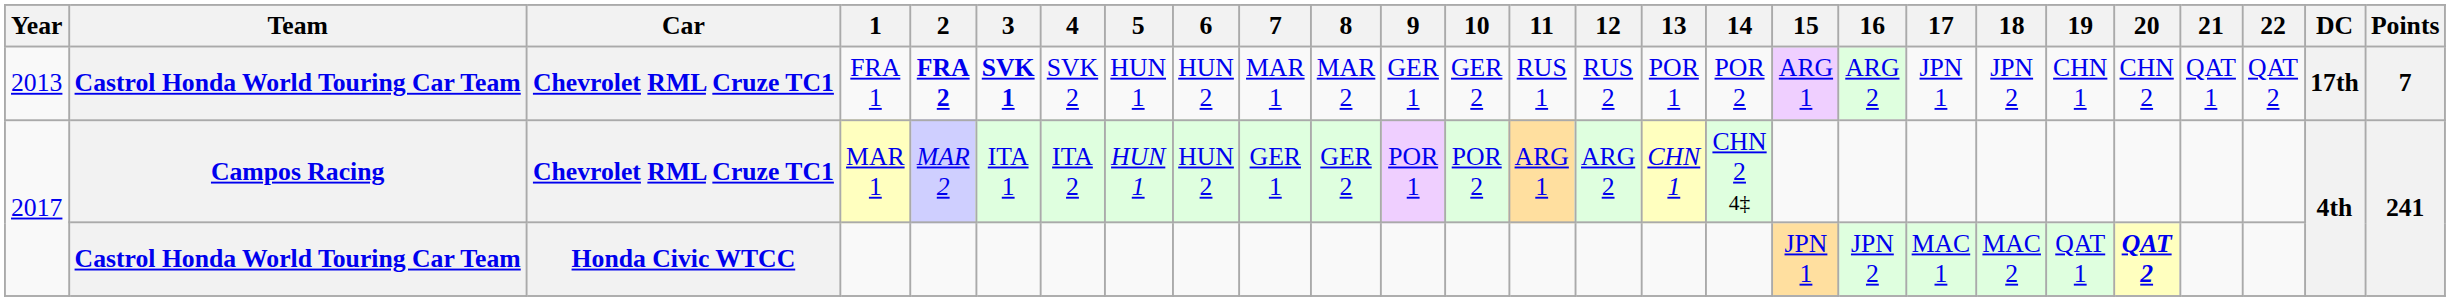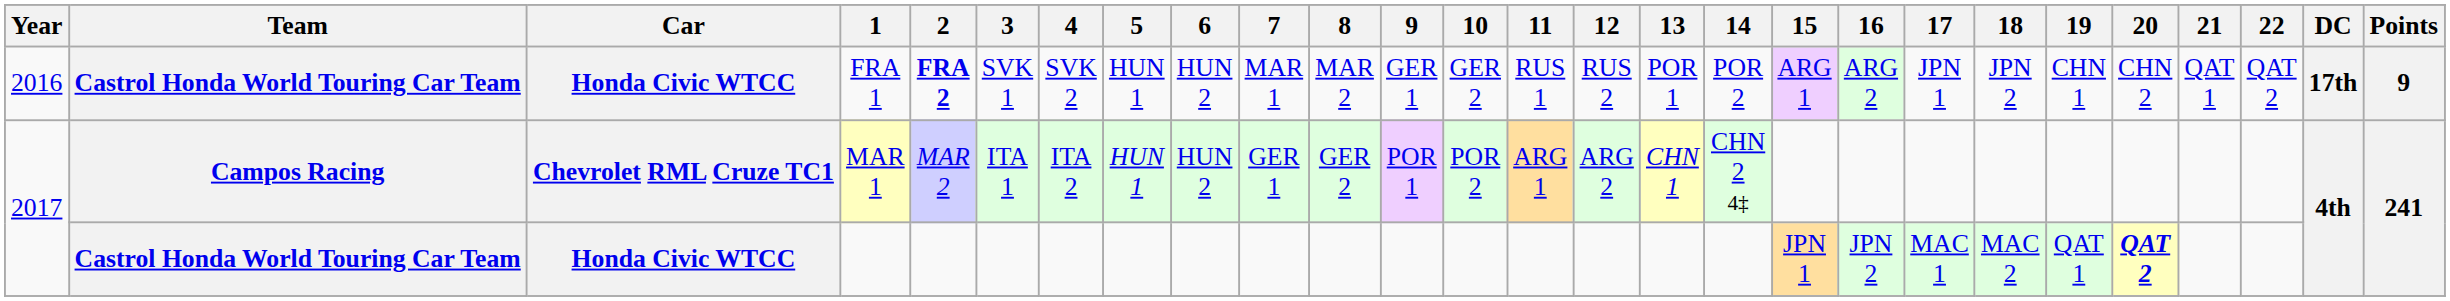(37, 82) 2013 -> (37, 82) 2016
(683, 82) Chevrolet RML Cruze TC1 -> (683, 82) Honda Civic WTCC
(1008, 82) bold -> (1007, 82) normal
(2405, 82) 7 -> (2404, 82) 9
